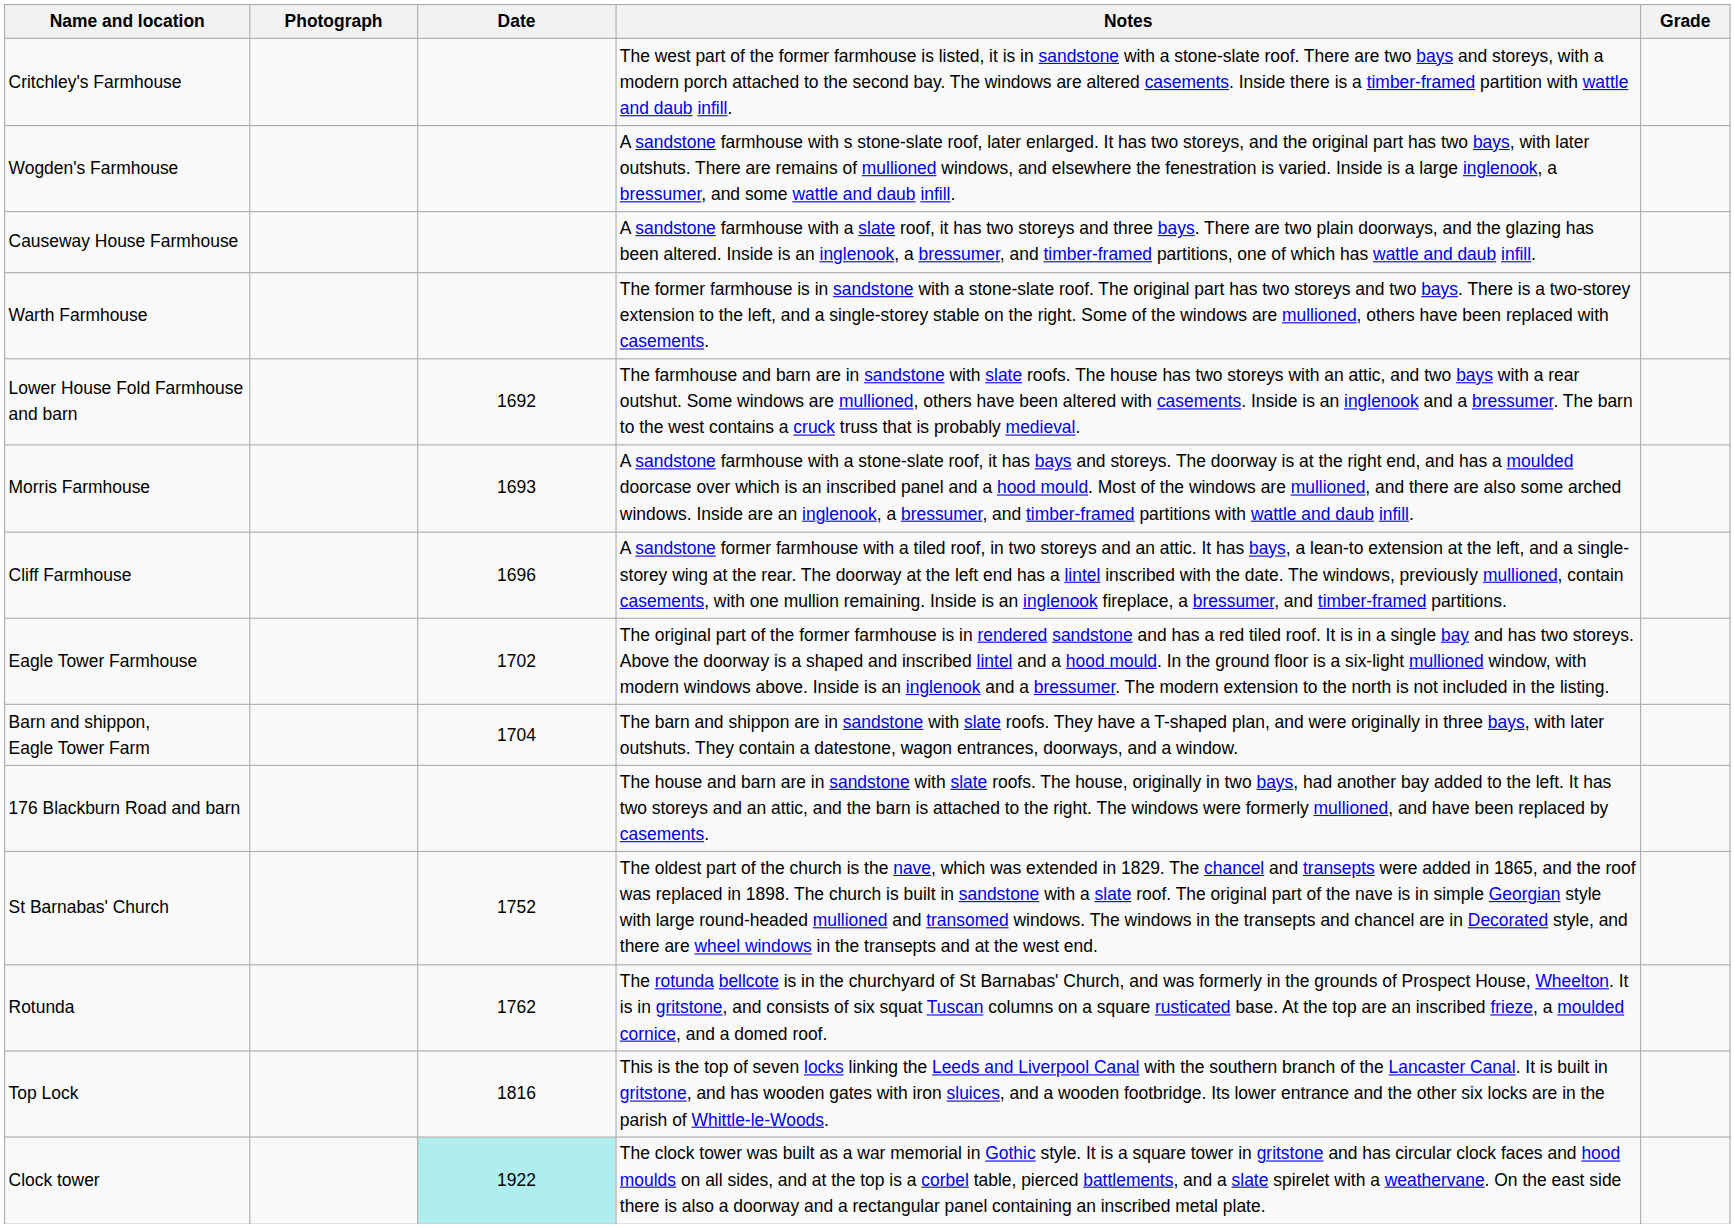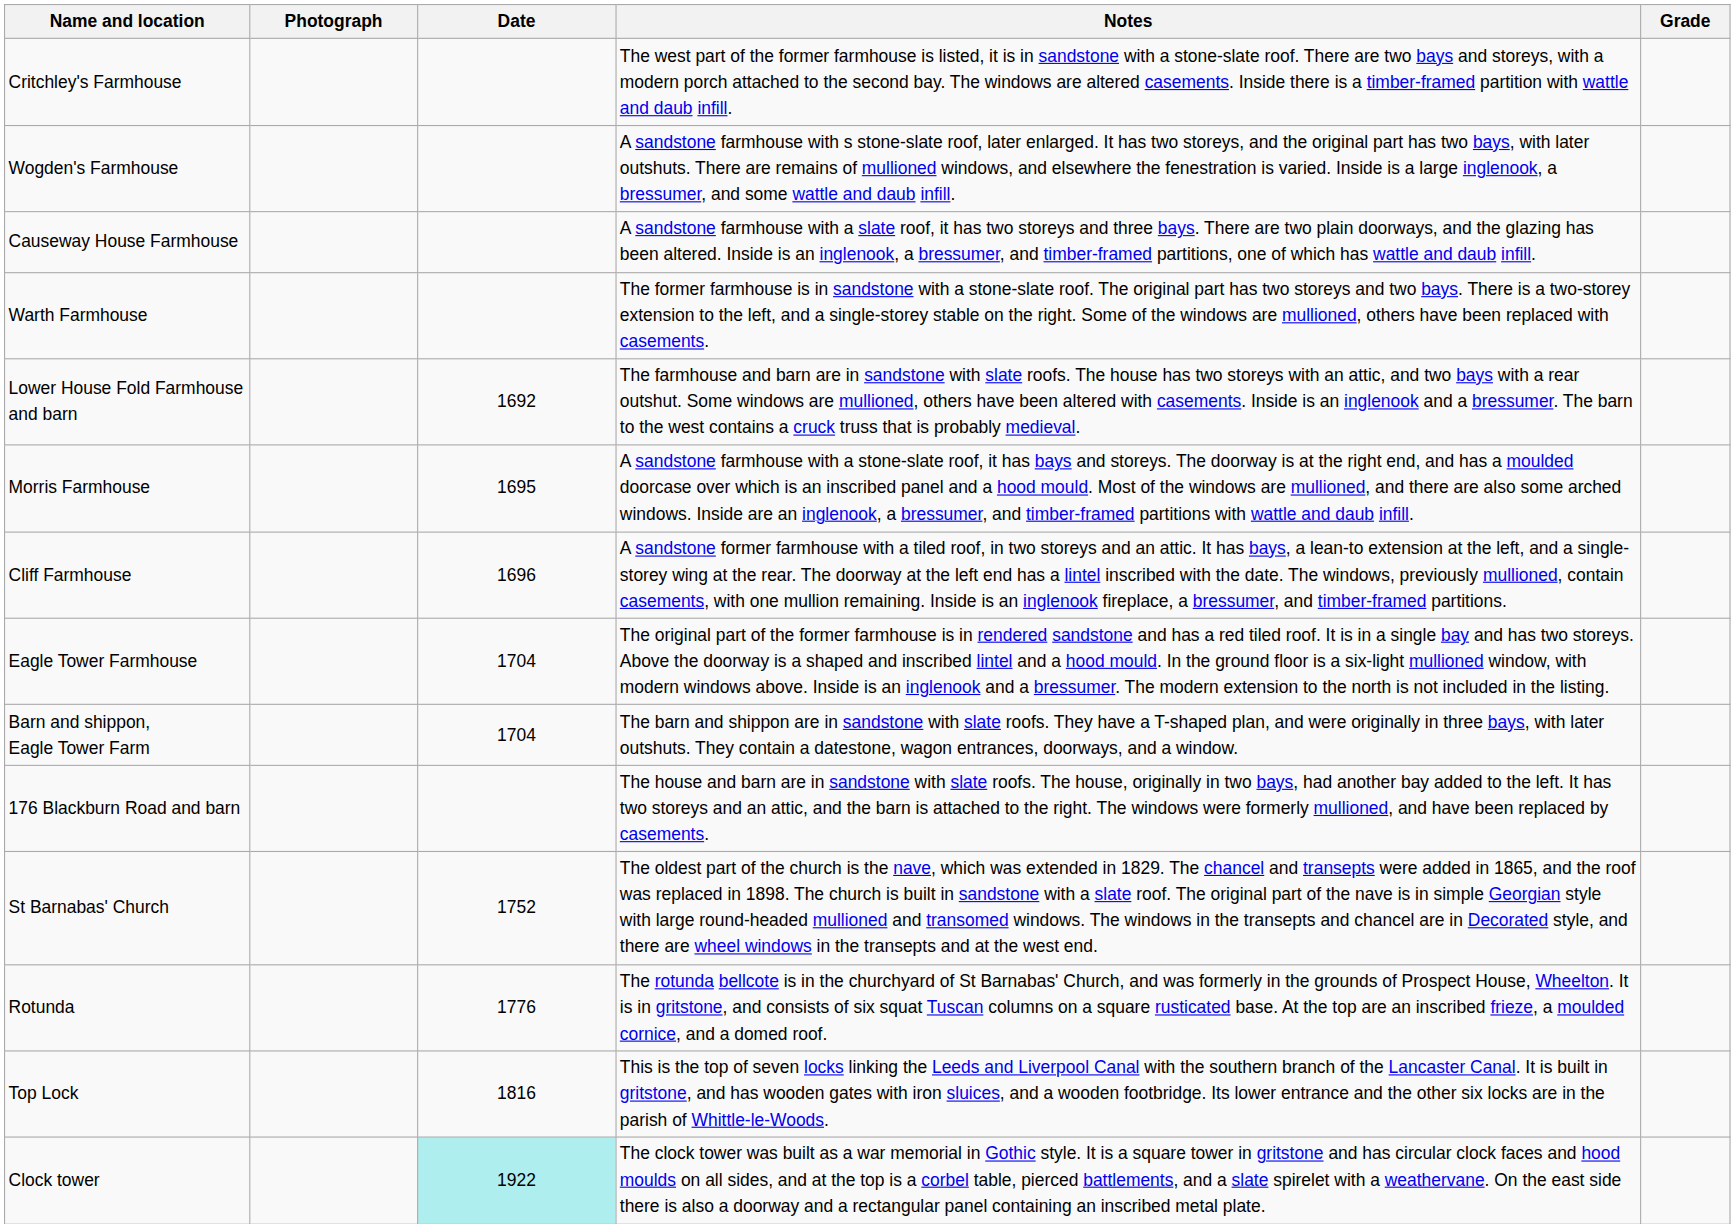(517, 488) 1693 -> (517, 488) 1695
(517, 661) 1702 -> (517, 661) 1704
(517, 1007) 1762 -> (517, 1007) 1776
